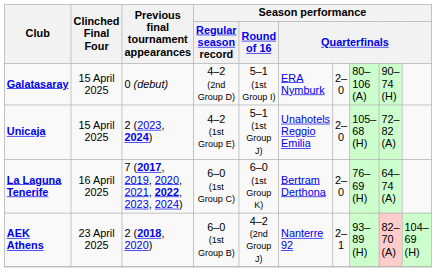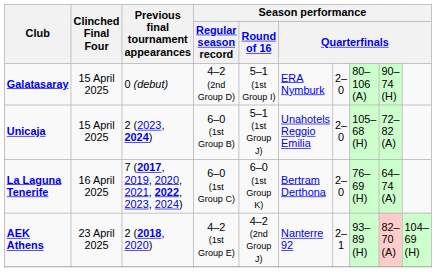(216, 132) 4–2 (1st Group E) -> (216, 132) 6–0 (1st Group B)
(216, 240) 6–0 (1st Group B) -> (216, 240) 4–2 (1st Group E)
